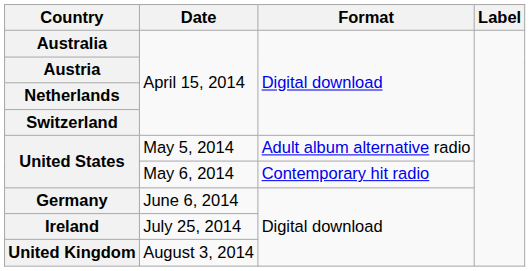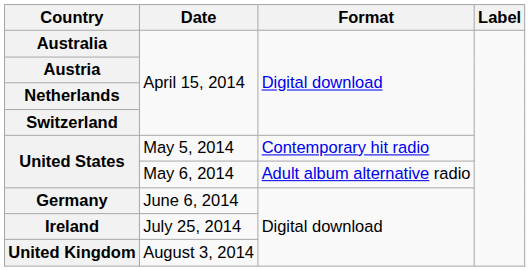(366, 148) Adult album alternative radio -> (345, 148) Contemporary hit radio
(345, 174) Contemporary hit radio -> (366, 174) Adult album alternative radio
